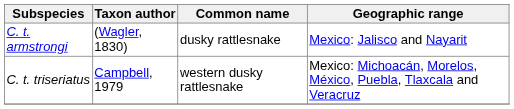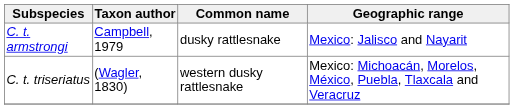(118, 39) (Wagler, 1830) -> (124, 39) Campbell, 1979
(124, 80) Campbell, 1979 -> (118, 80) (Wagler, 1830)
